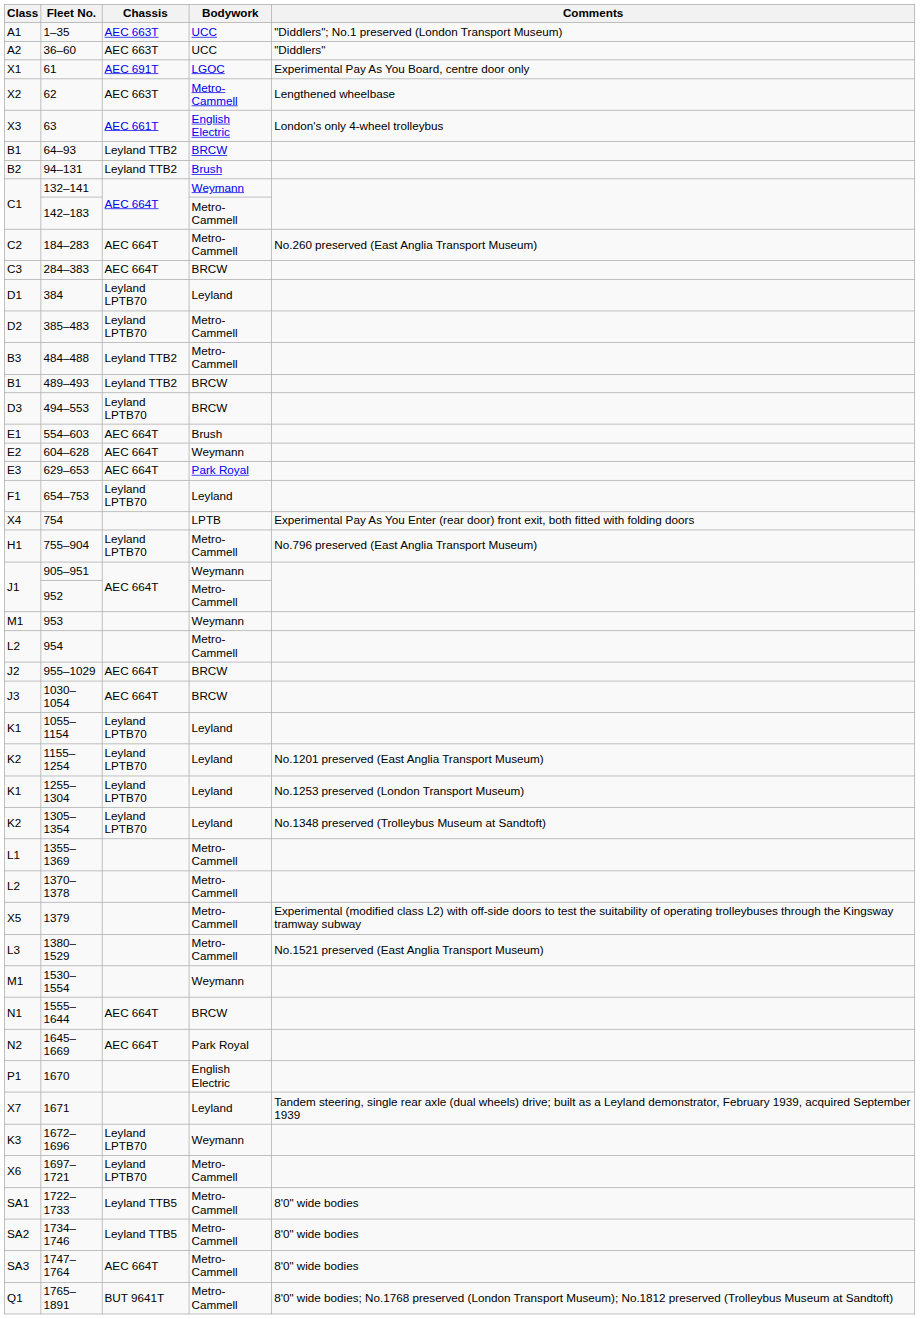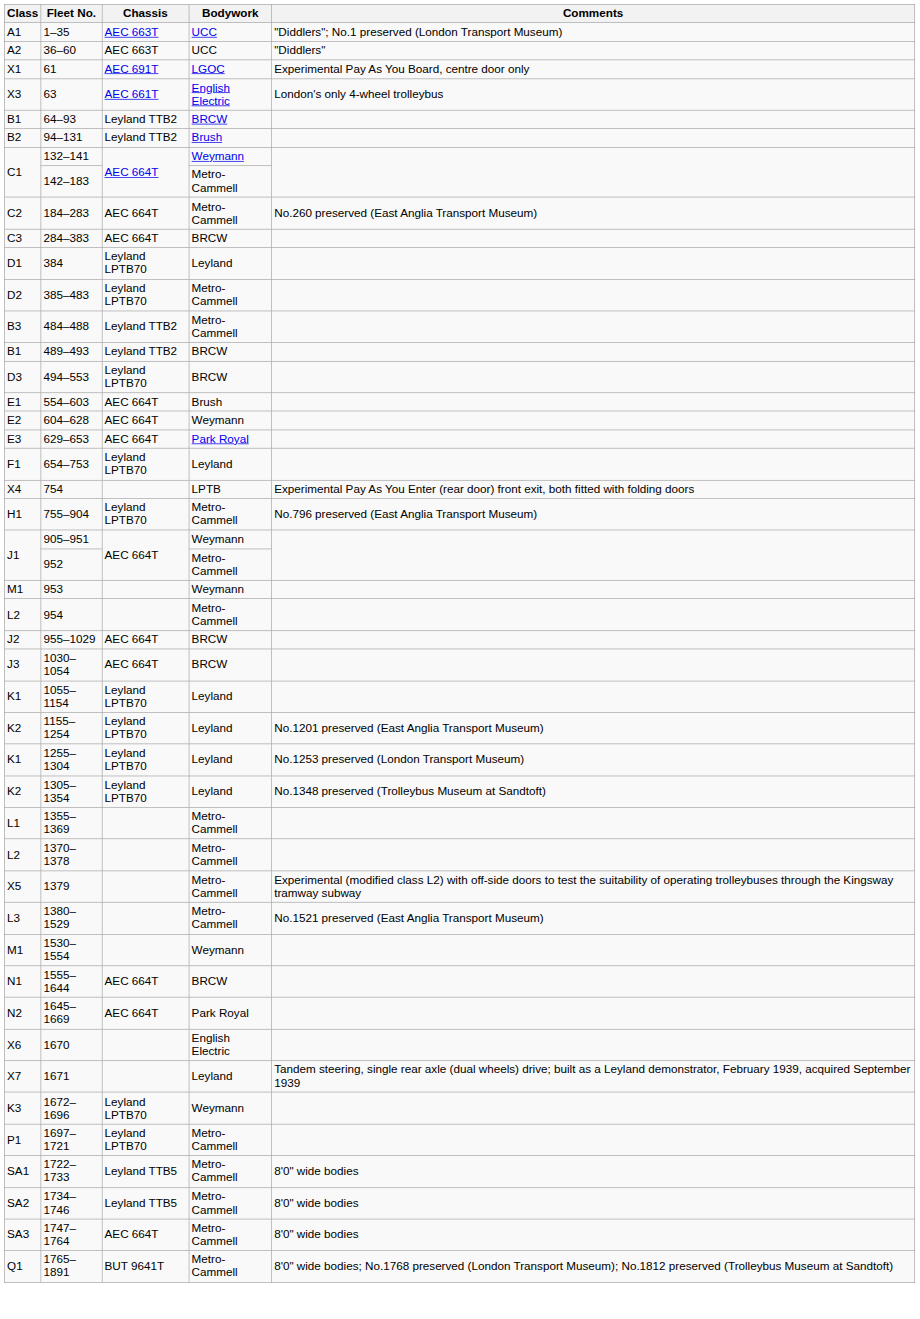- row: (50, 94)
(14, 1076) P1 -> (14, 1044) X6
(14, 1171) X6 -> (14, 1139) P1
